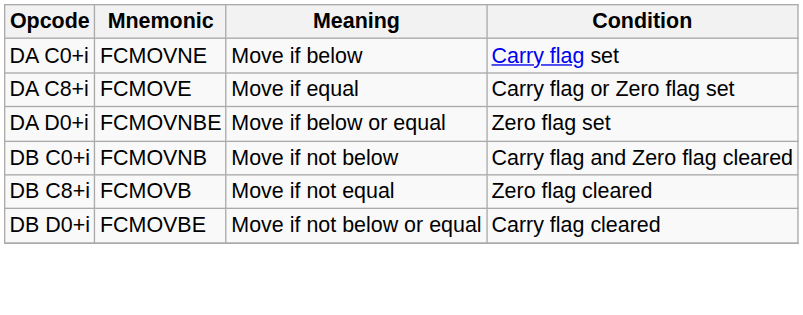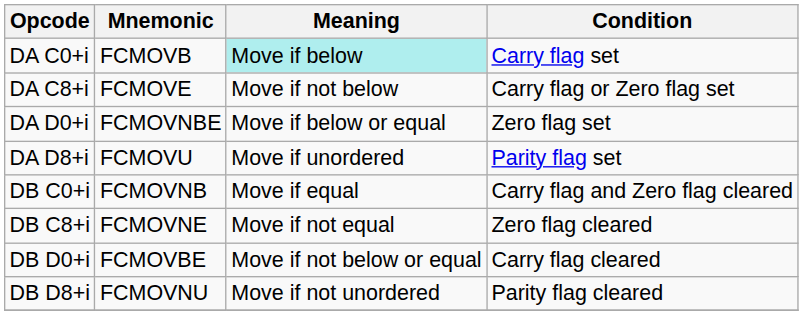(154, 55) FCMOVNE -> (146, 55) FCMOVB
(297, 55) no background -> (297, 55) paleturquoise background
(295, 89) Move if equal -> (315, 89) Move if not below
+ row: (49, 157)
(315, 157) Move if not below -> (295, 191) Move if equal
(146, 191) FCMOVB -> (154, 225) FCMOVNE
+ row: (50, 293)
